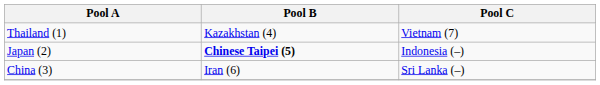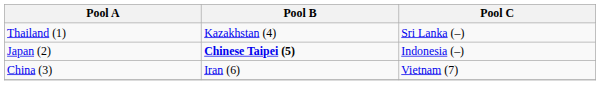(430, 32) Vietnam (7) -> (433, 32) Sri Lanka (–)
(433, 70) Sri Lanka (–) -> (430, 70) Vietnam (7)
